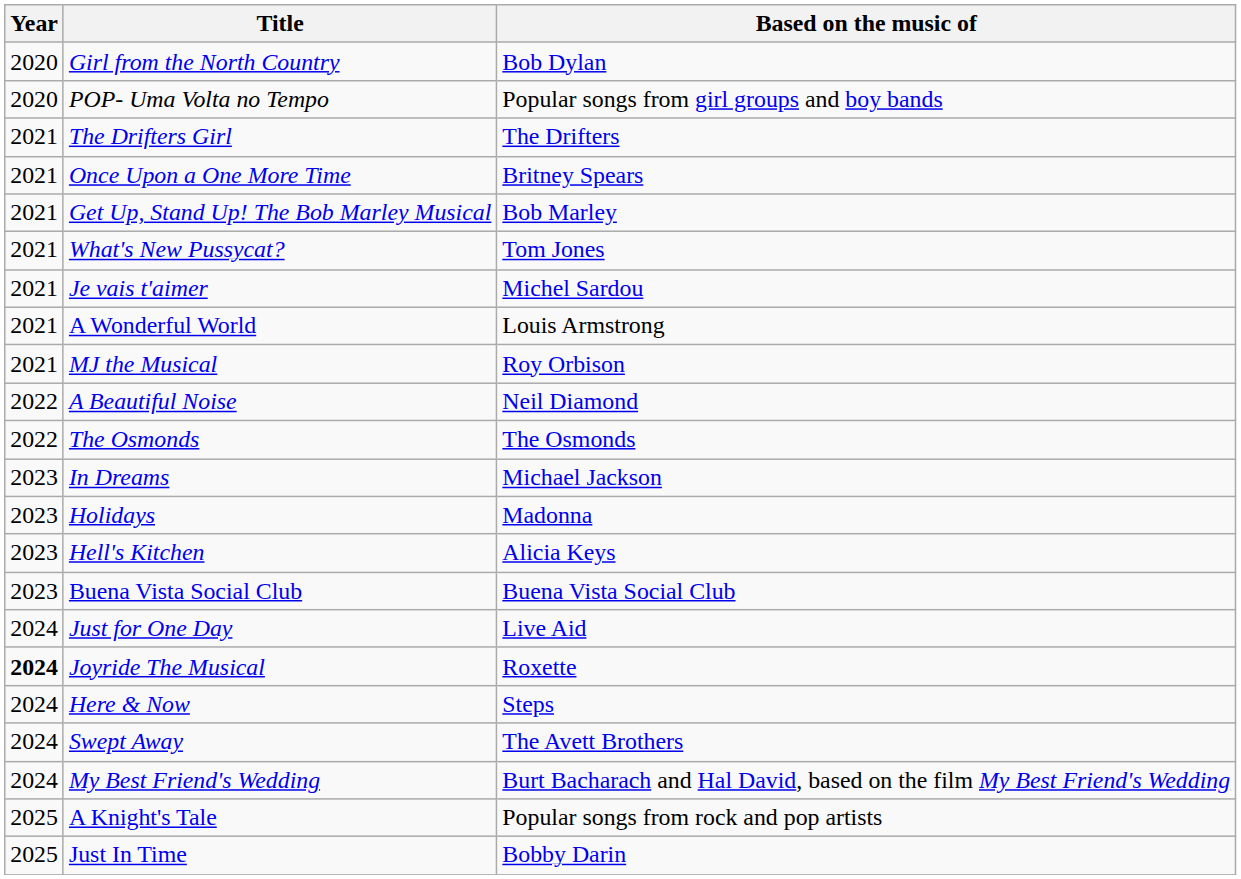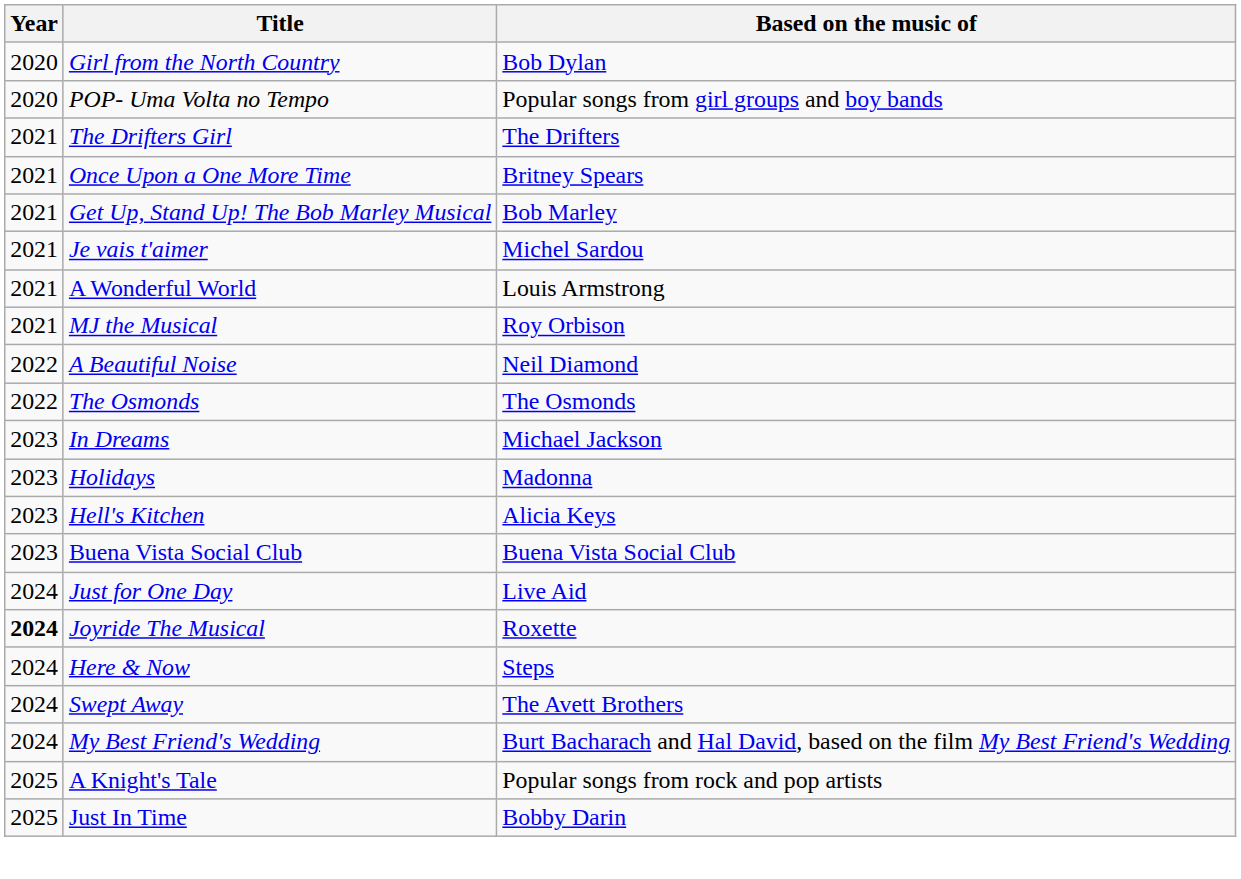- row: (177, 250)
